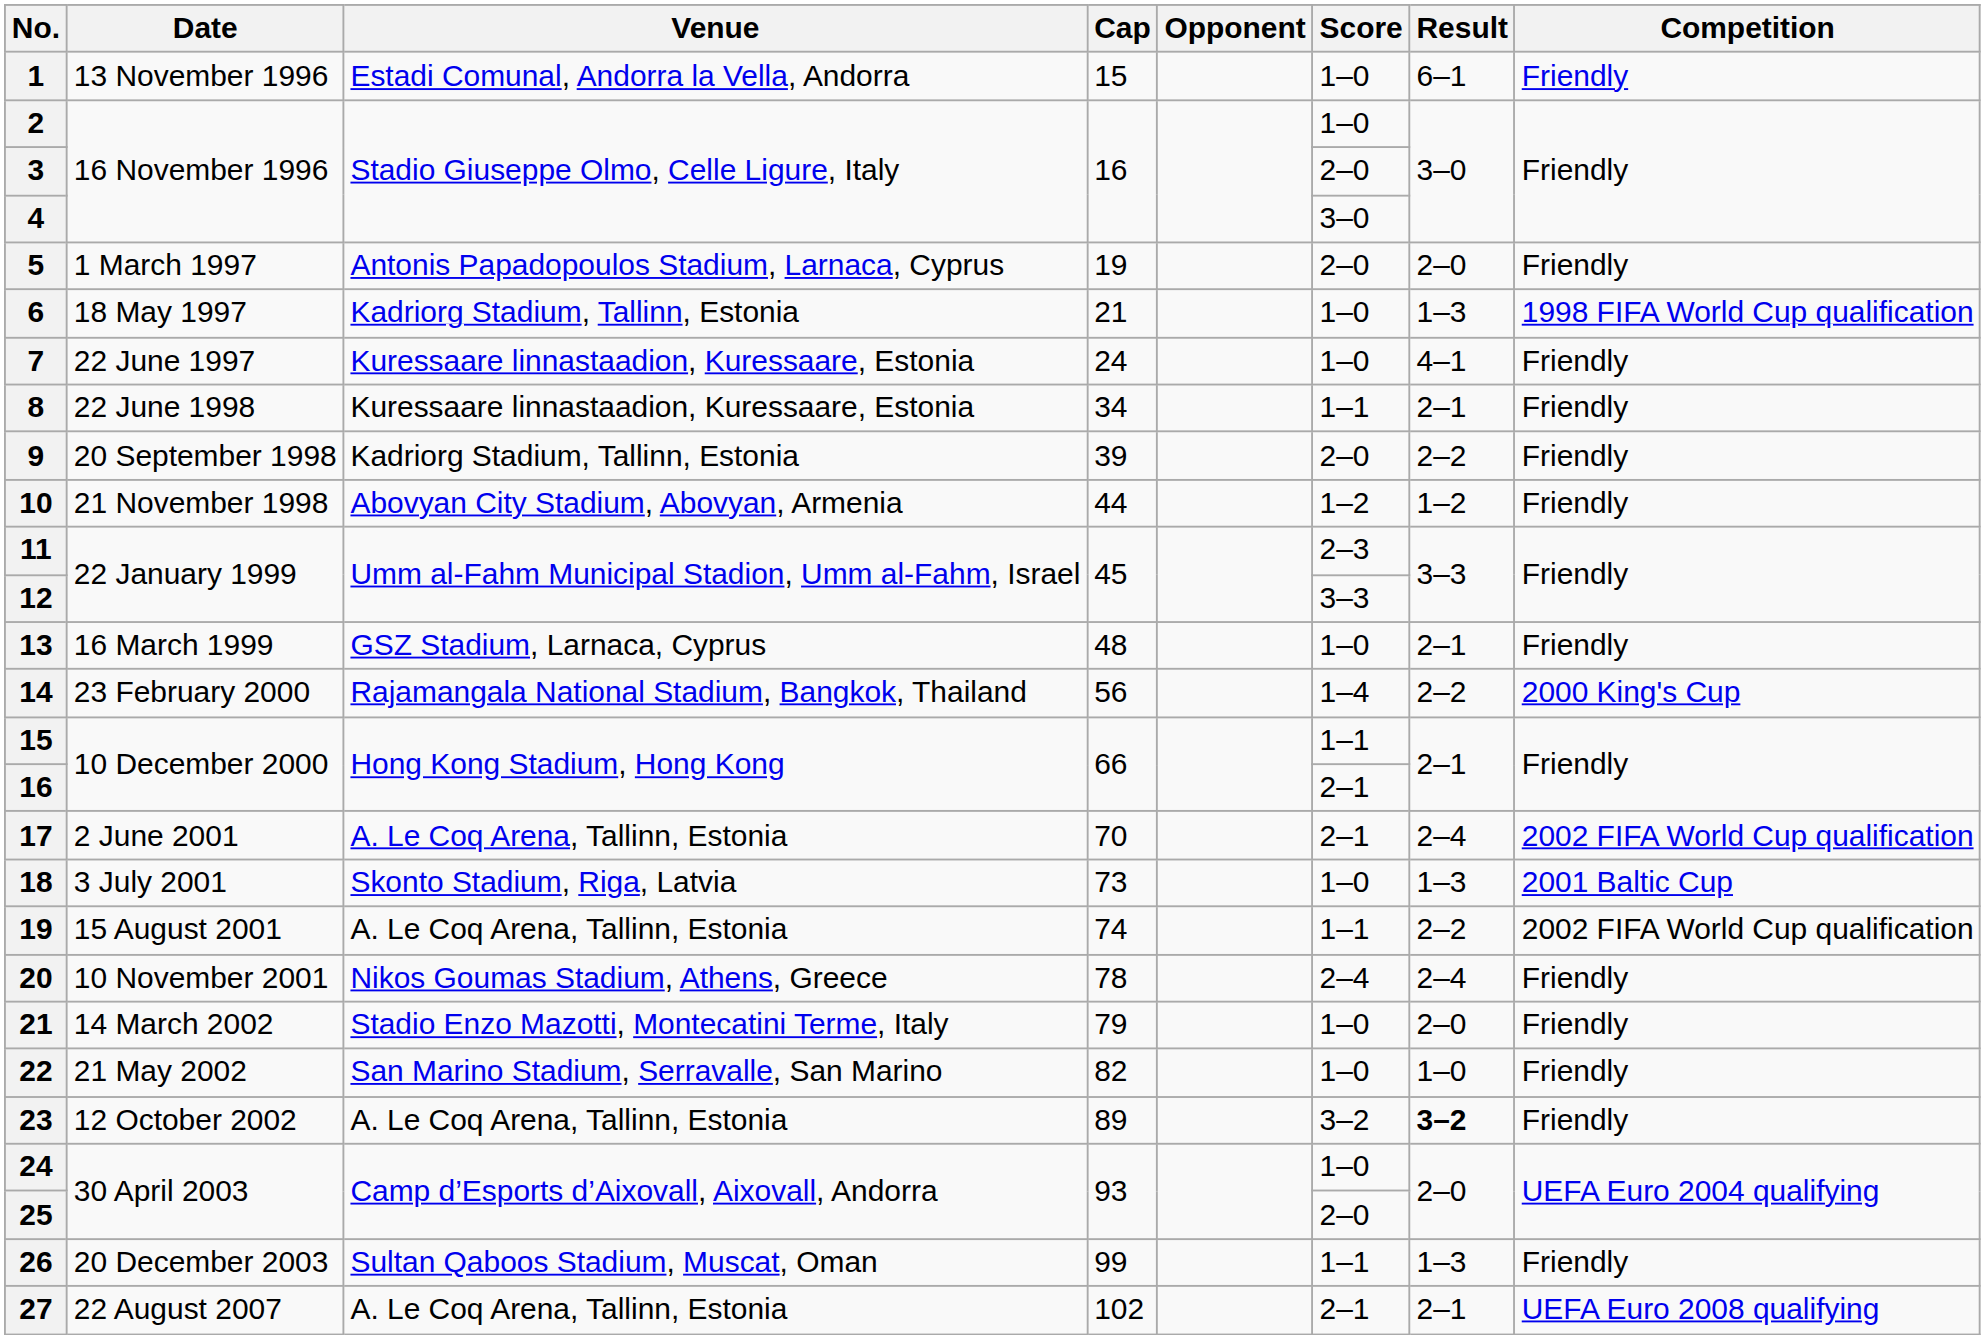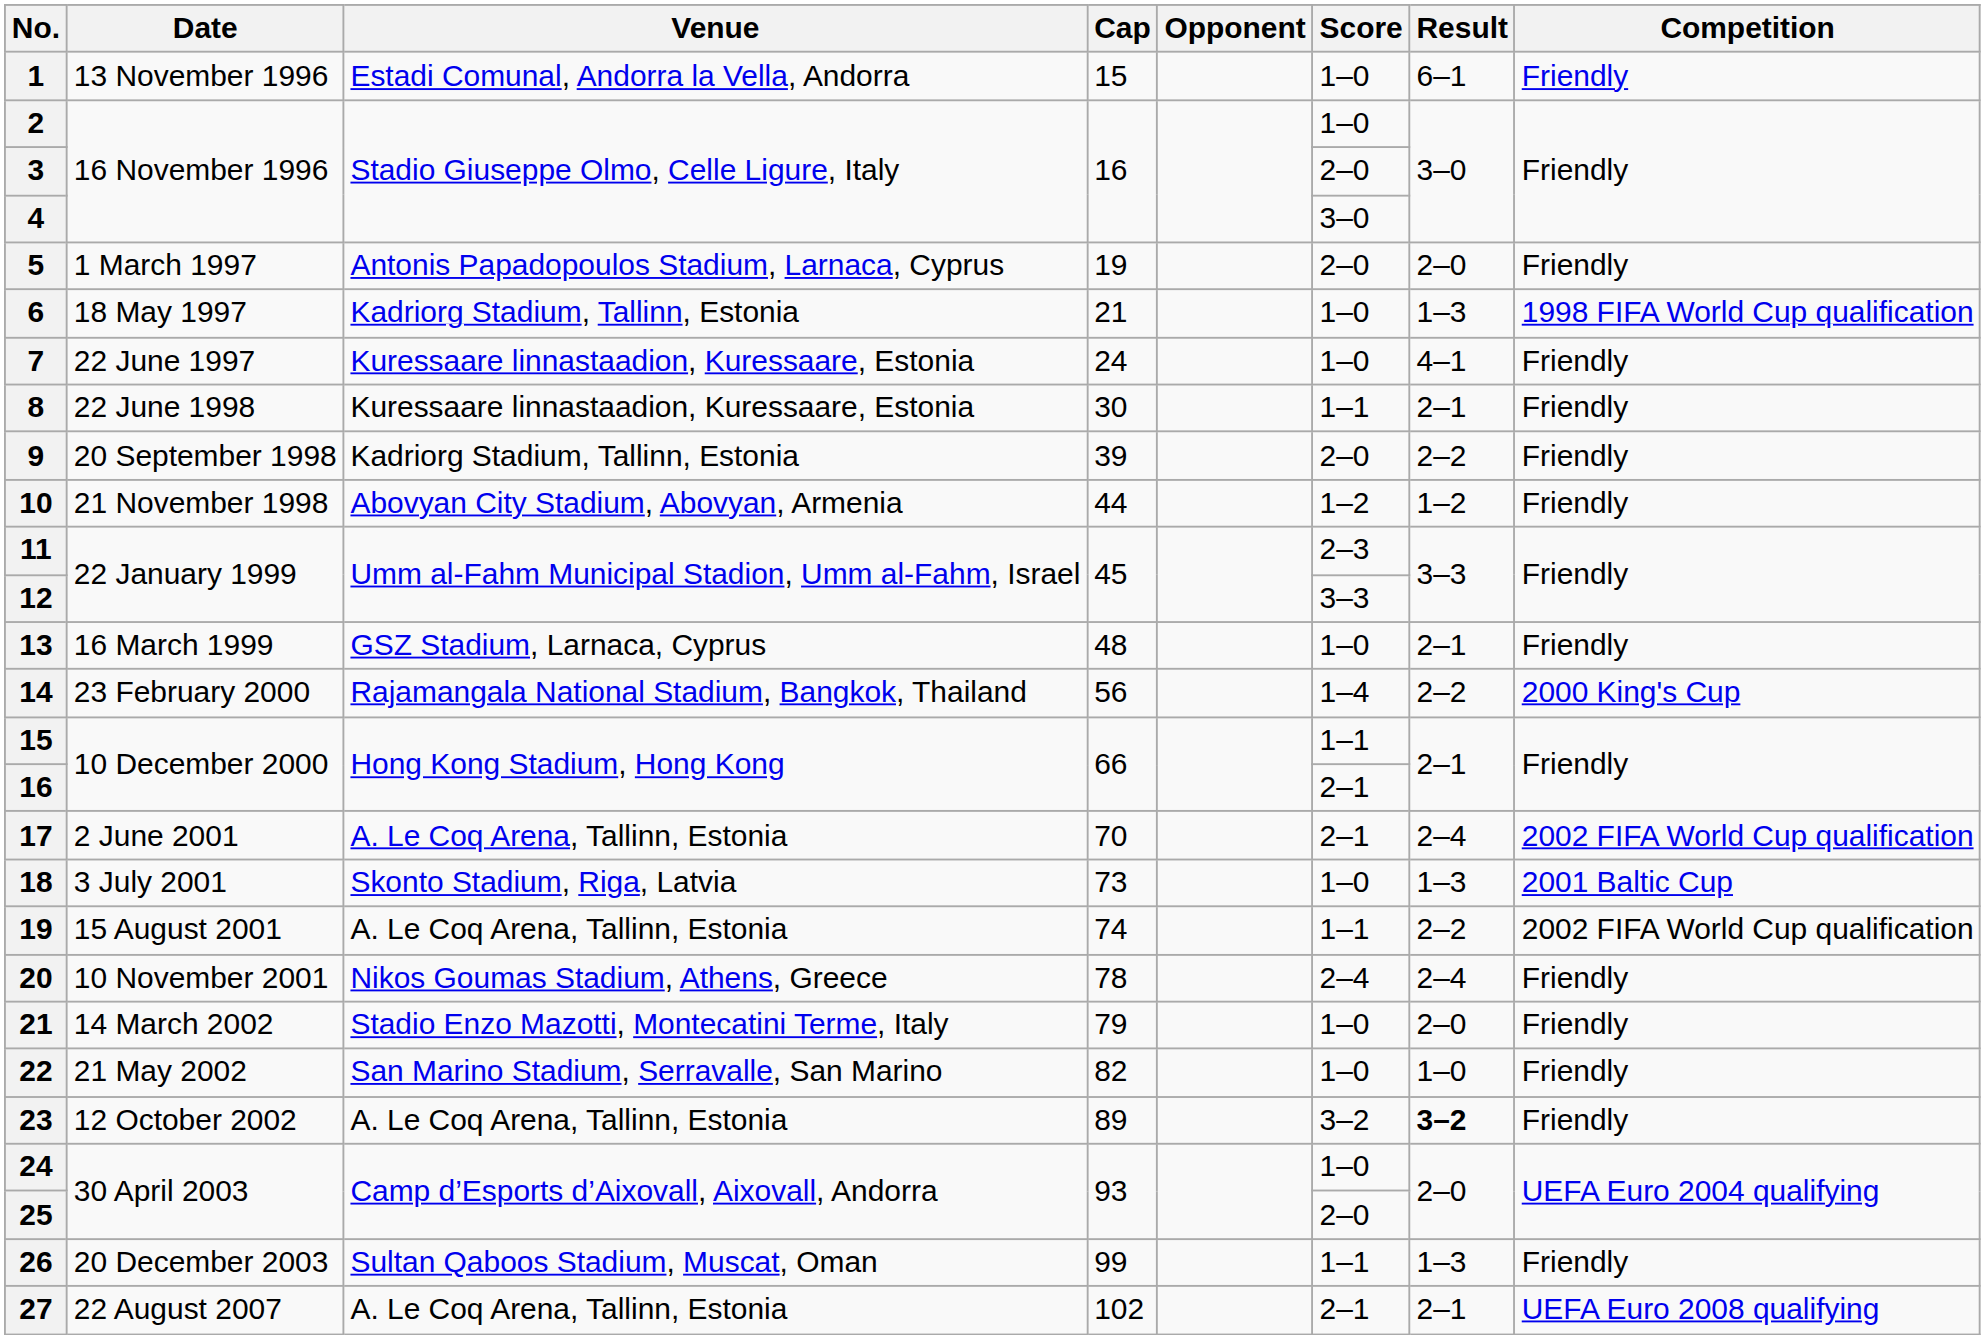(1111, 407) 34 -> (1111, 407) 30
